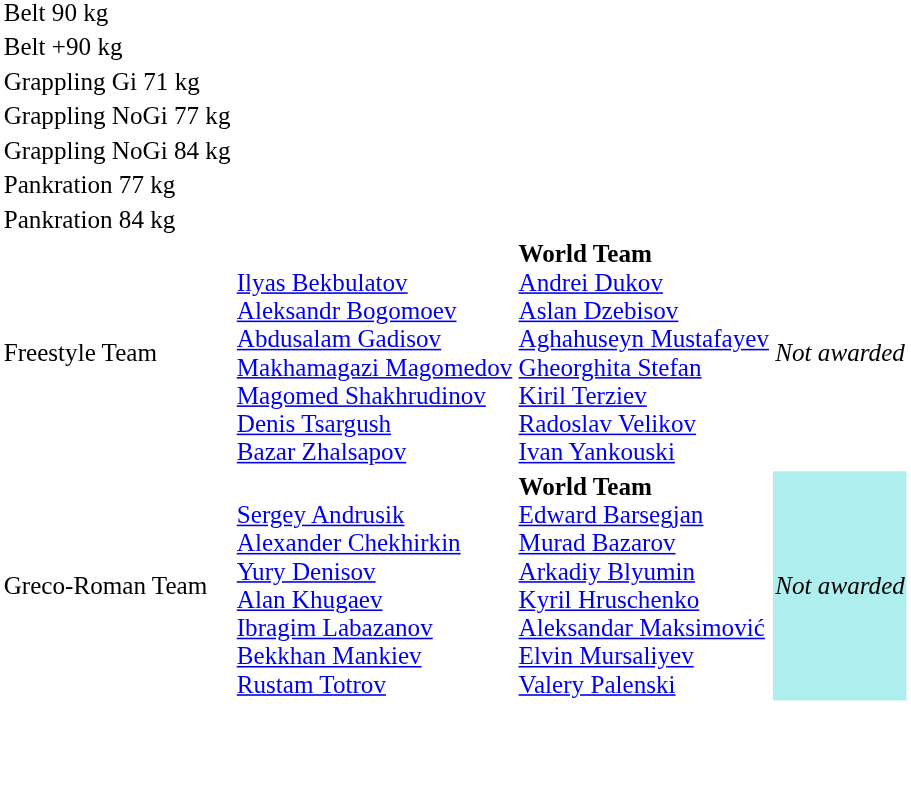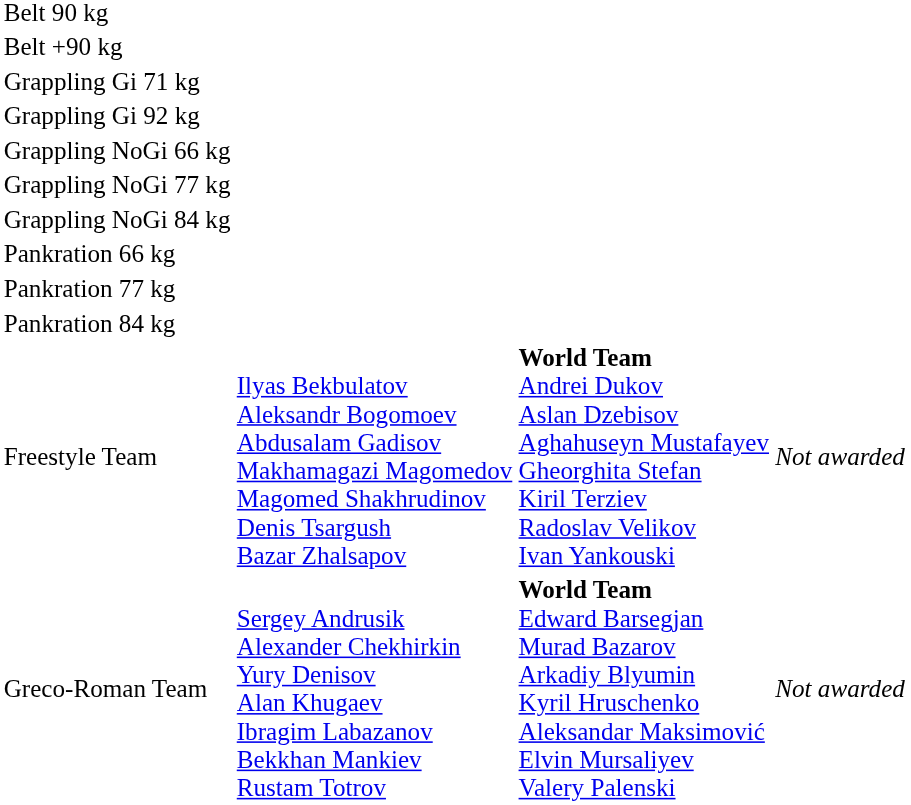+ row: (102, 116)
+ row: (117, 150)
+ row: (90, 254)
(840, 585) paleturquoise background -> (840, 689) no background
